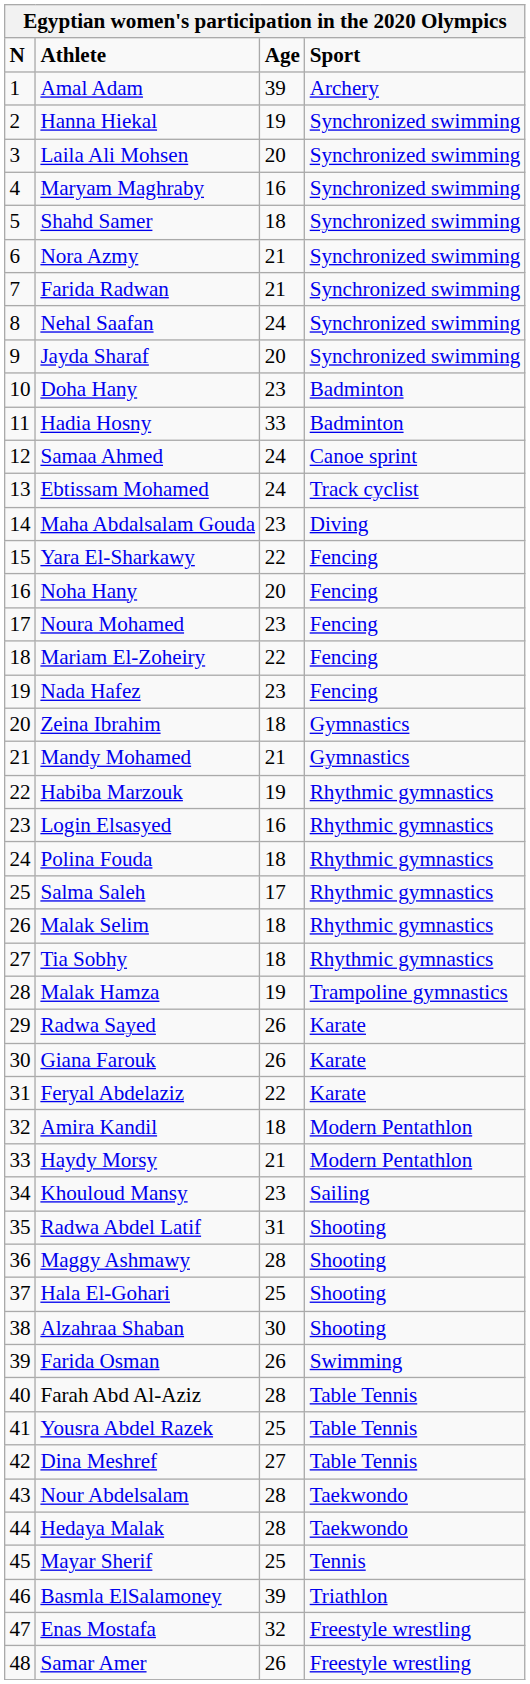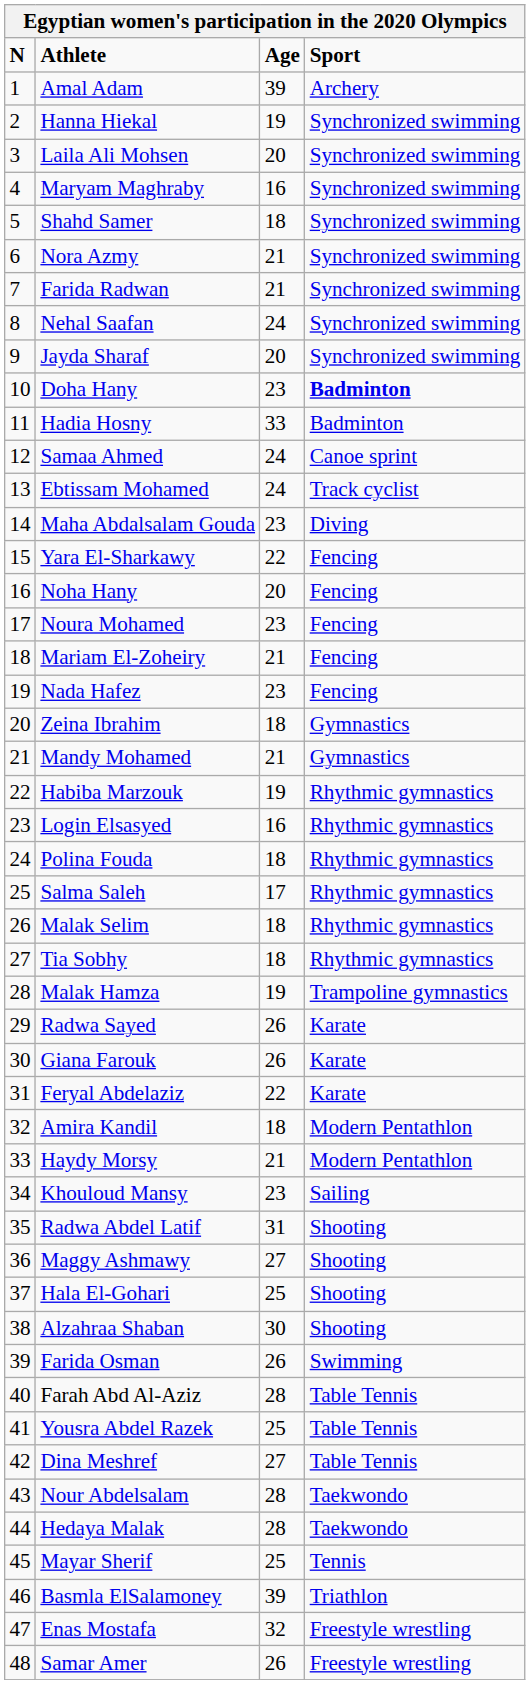(357, 389) normal -> (360, 389) bold
(275, 657) 22 -> (275, 657) 21
(275, 1260) 28 -> (275, 1260) 27
